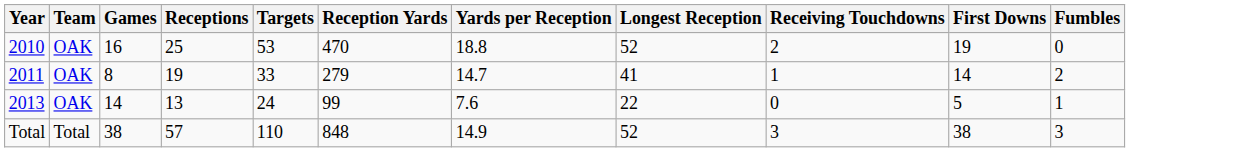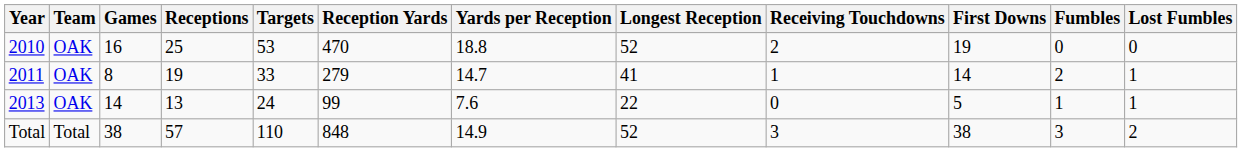+ column: (1180, 18)
